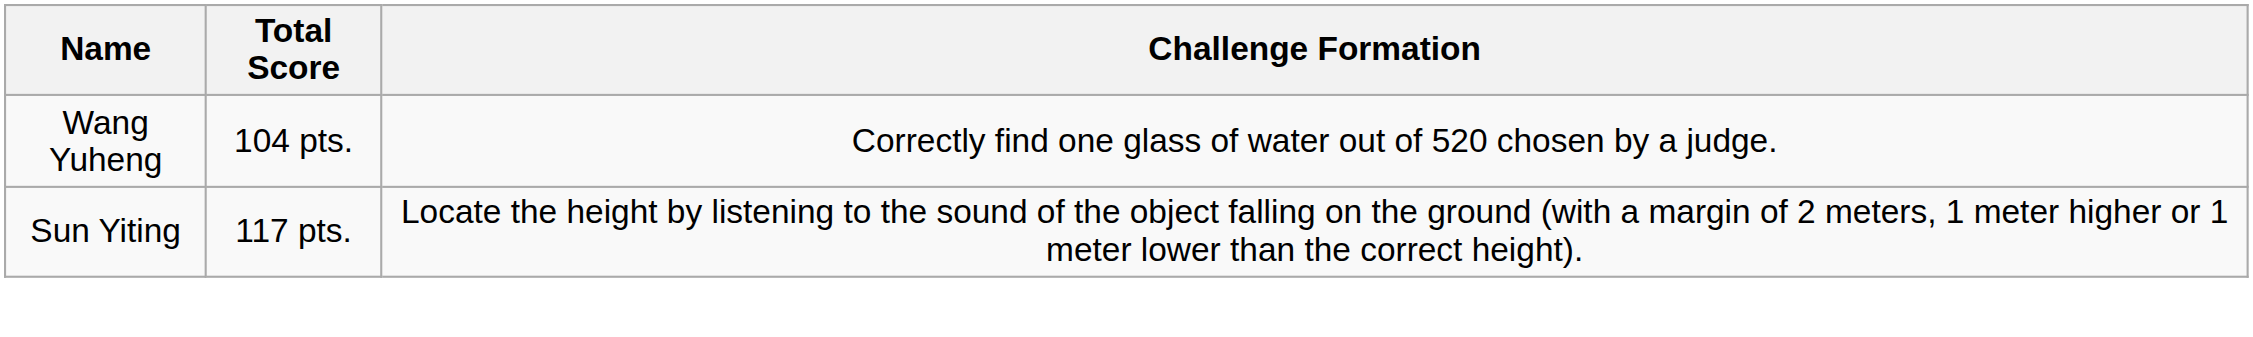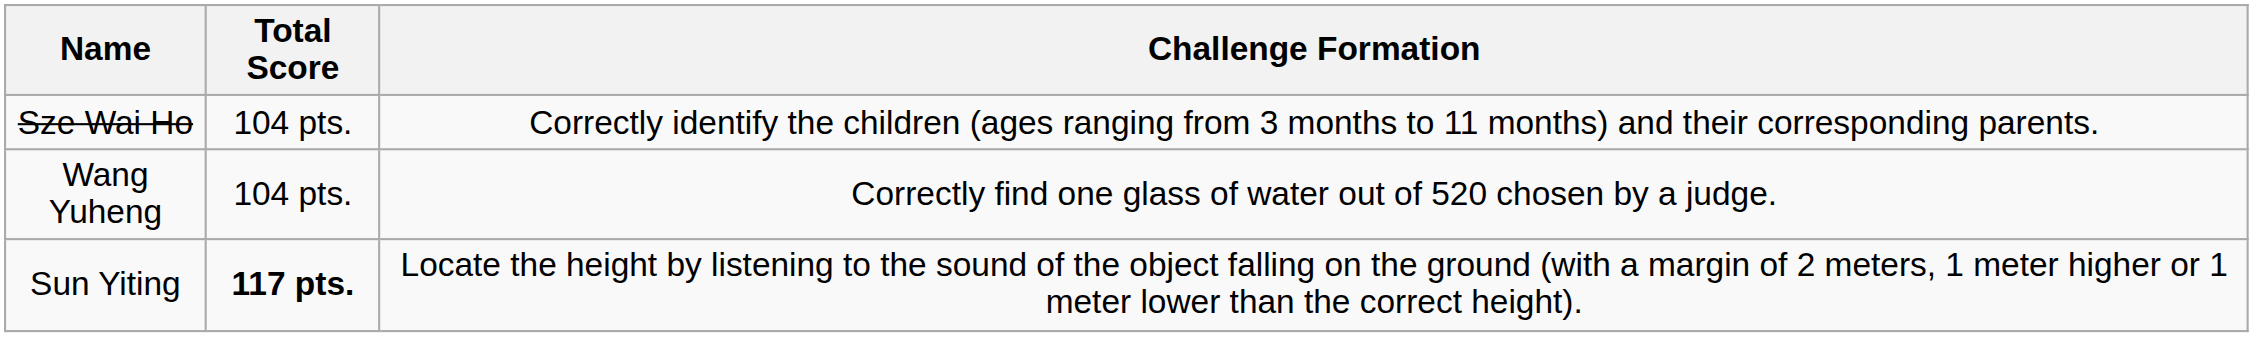+ row: (105, 121)
(294, 231) normal -> (293, 284) bold
